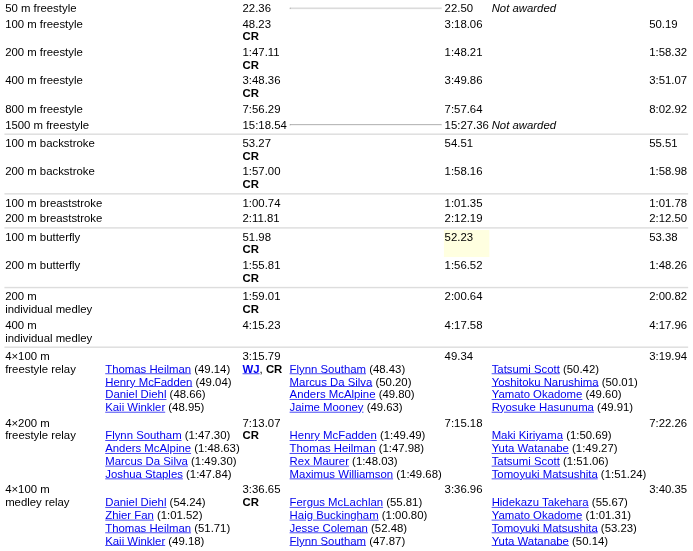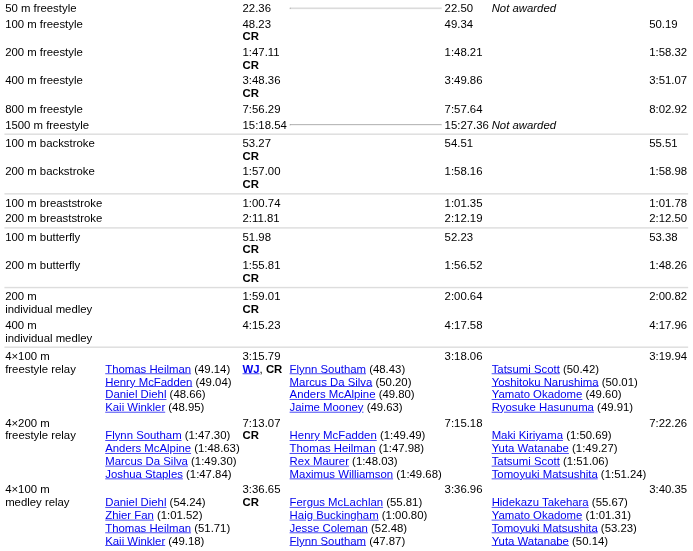(464, 24) 3:18.06 -> (459, 24) 49.34
(459, 237) lightyellow background -> (459, 237) no background
(459, 356) 49.34 -> (464, 356) 3:18.06
